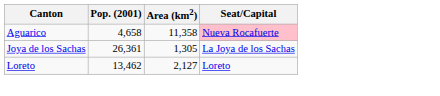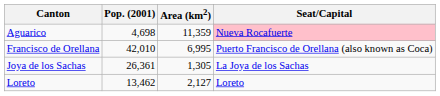(130, 32) 4,658 -> (143, 32) 4,698
(183, 32) 11,358 -> (197, 32) 11,359
+ row: (53, 49)
